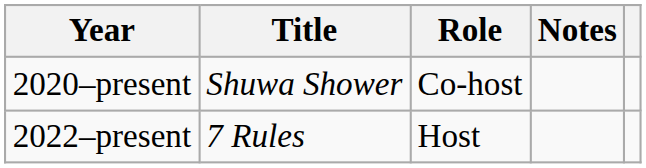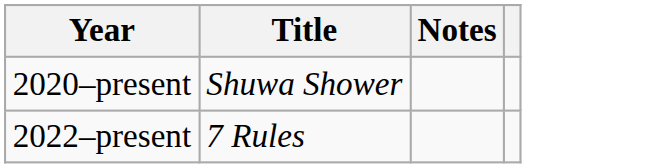- column: (470, 30)
